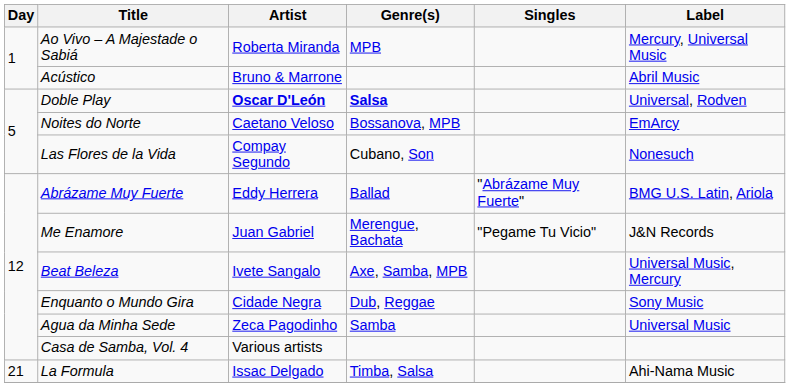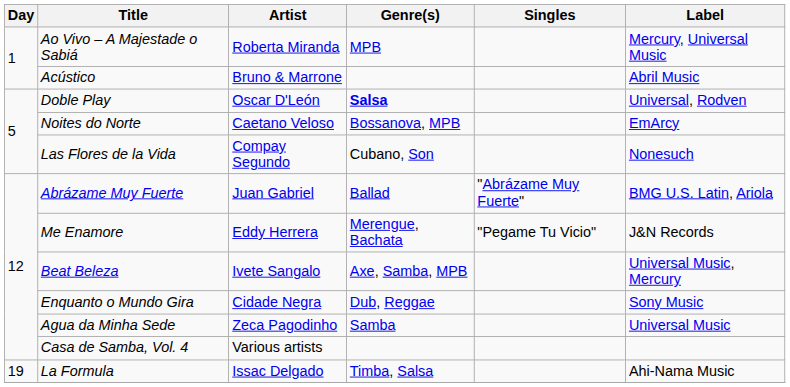(279, 100) bold -> (276, 100) normal
(275, 193) Eddy Herrera -> (273, 193) Juan Gabriel
(273, 232) Juan Gabriel -> (275, 232) Eddy Herrera
(16, 370) 21 -> (16, 370) 19
